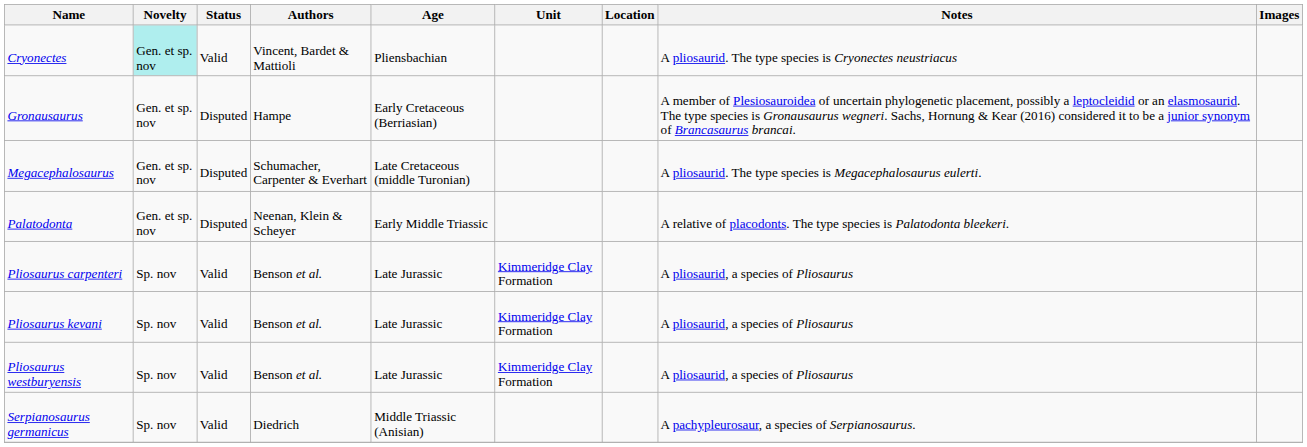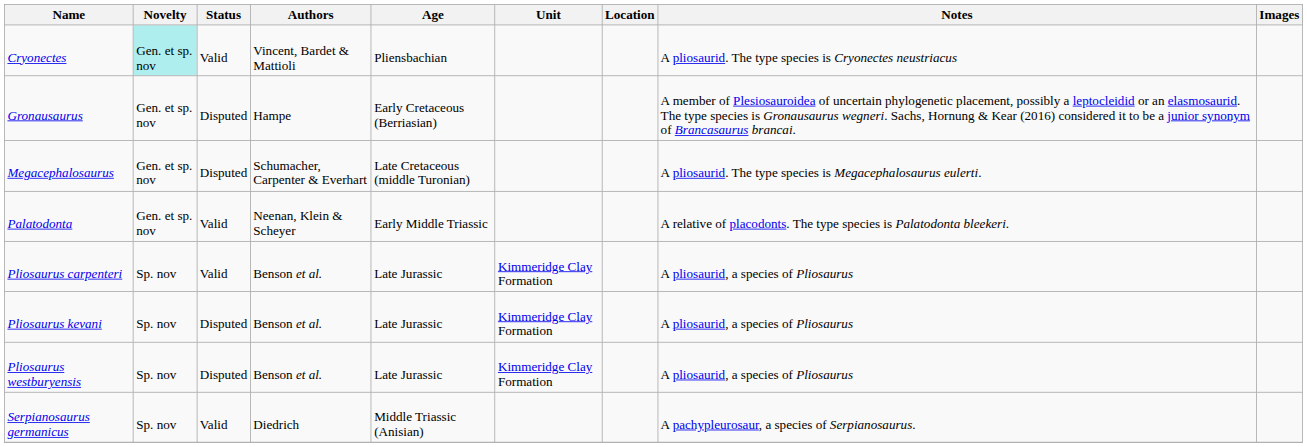(224, 223) Disputed -> (214, 223) Valid
(214, 324) Valid -> (224, 324) Disputed
(214, 374) Valid -> (224, 374) Disputed
